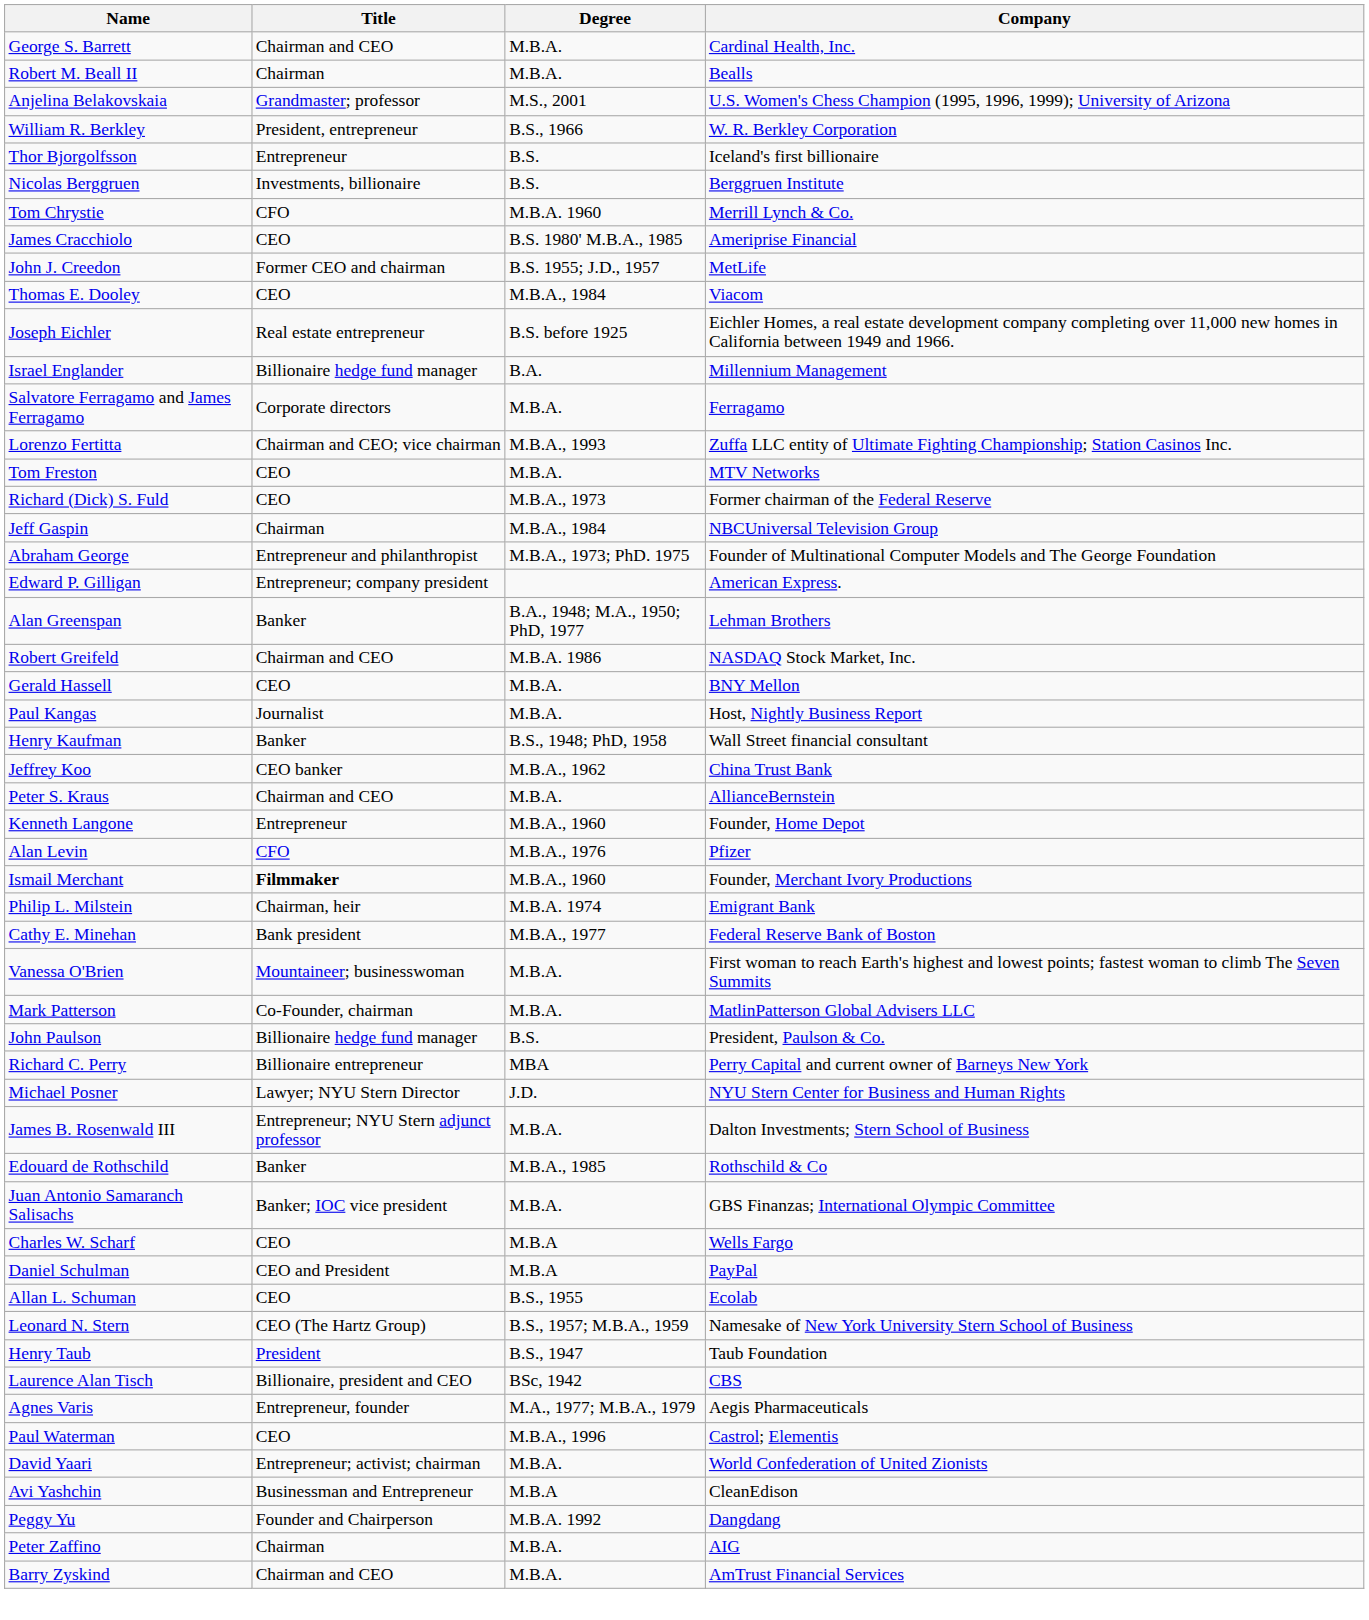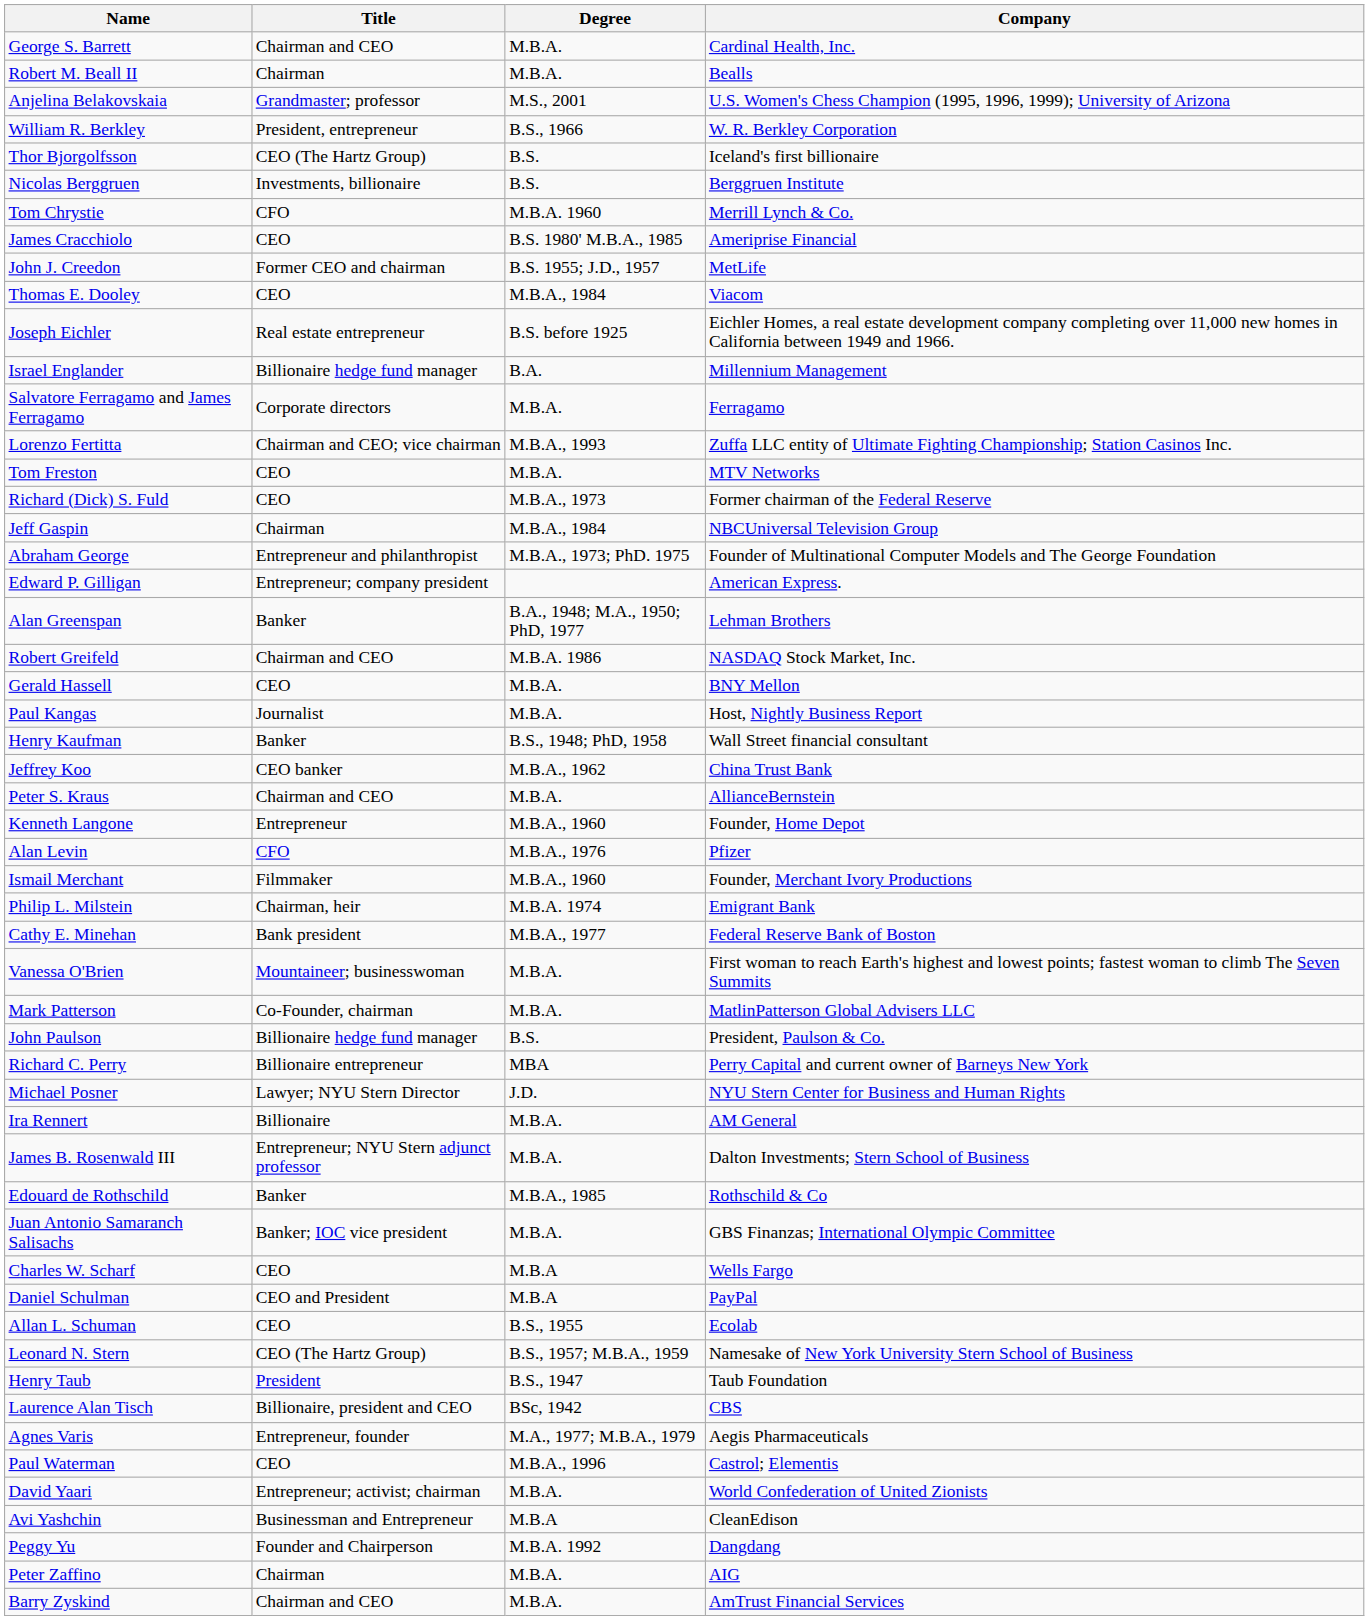(301, 156) Entrepreneur -> (341, 156) CEO (The Hartz Group)
(297, 879) bold -> (294, 879) normal
+ row: (48, 1120)
